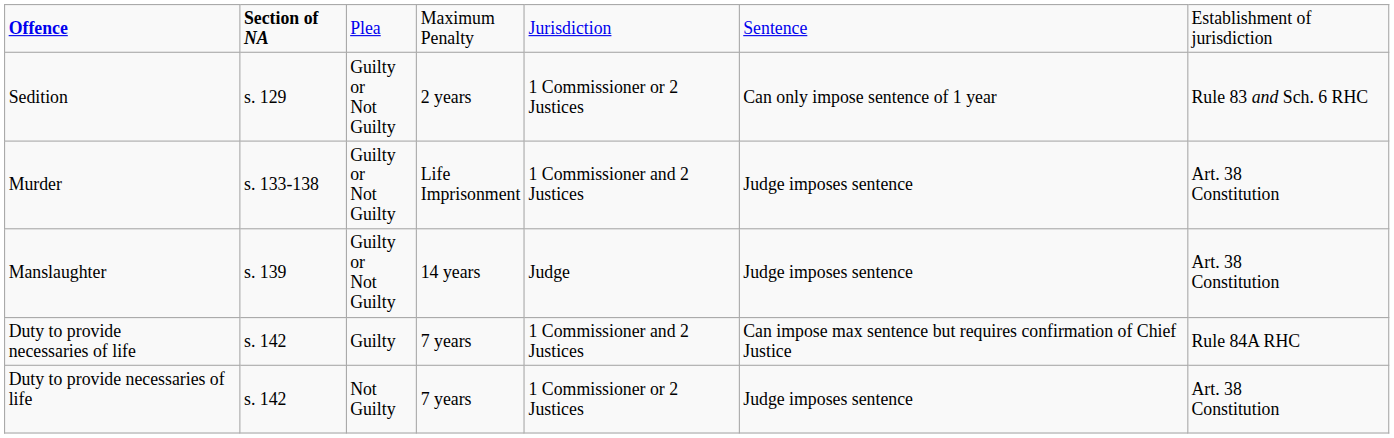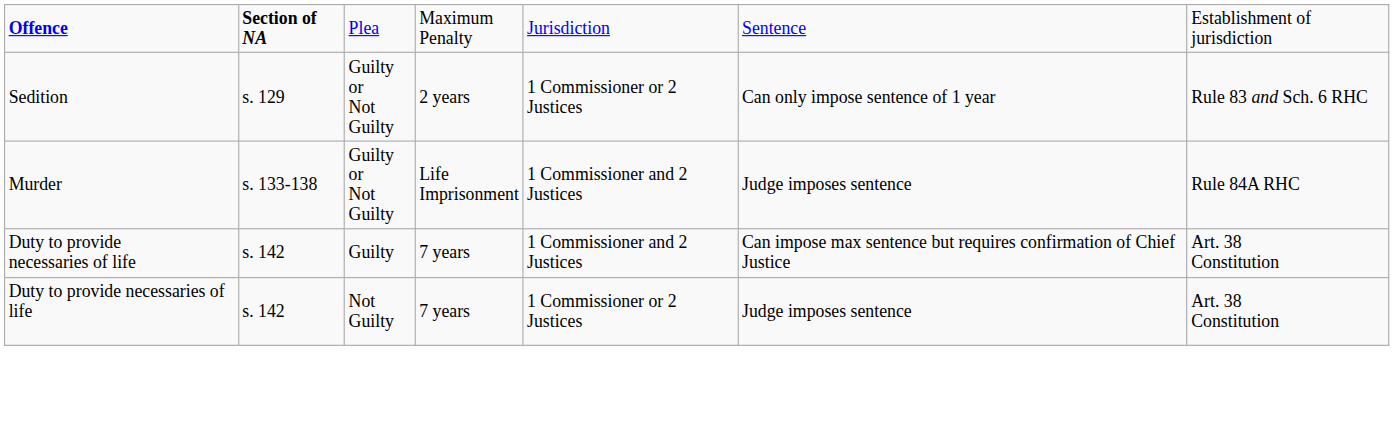(1235, 184) Art. 38 Constitution -> (1248, 184) Rule 84A RHC
- row: (57, 272)
(1248, 341) Rule 84A RHC -> (1235, 252) Art. 38 Constitution
